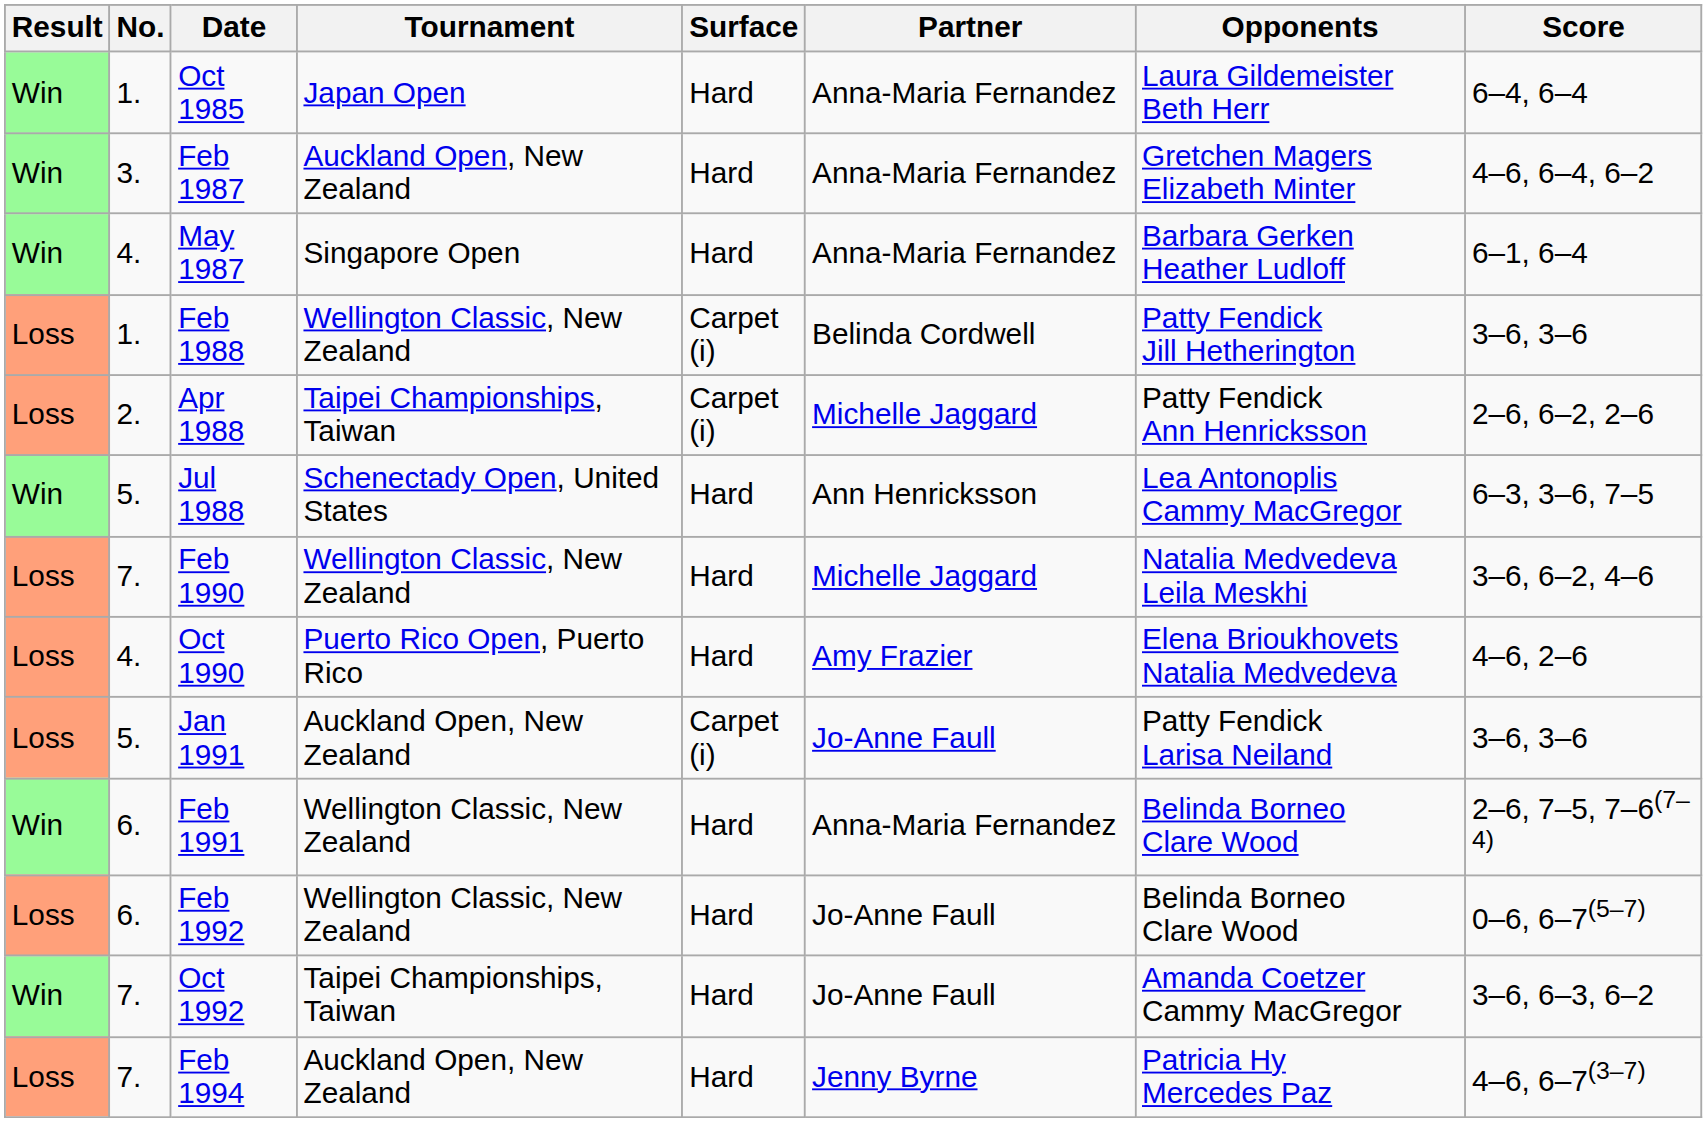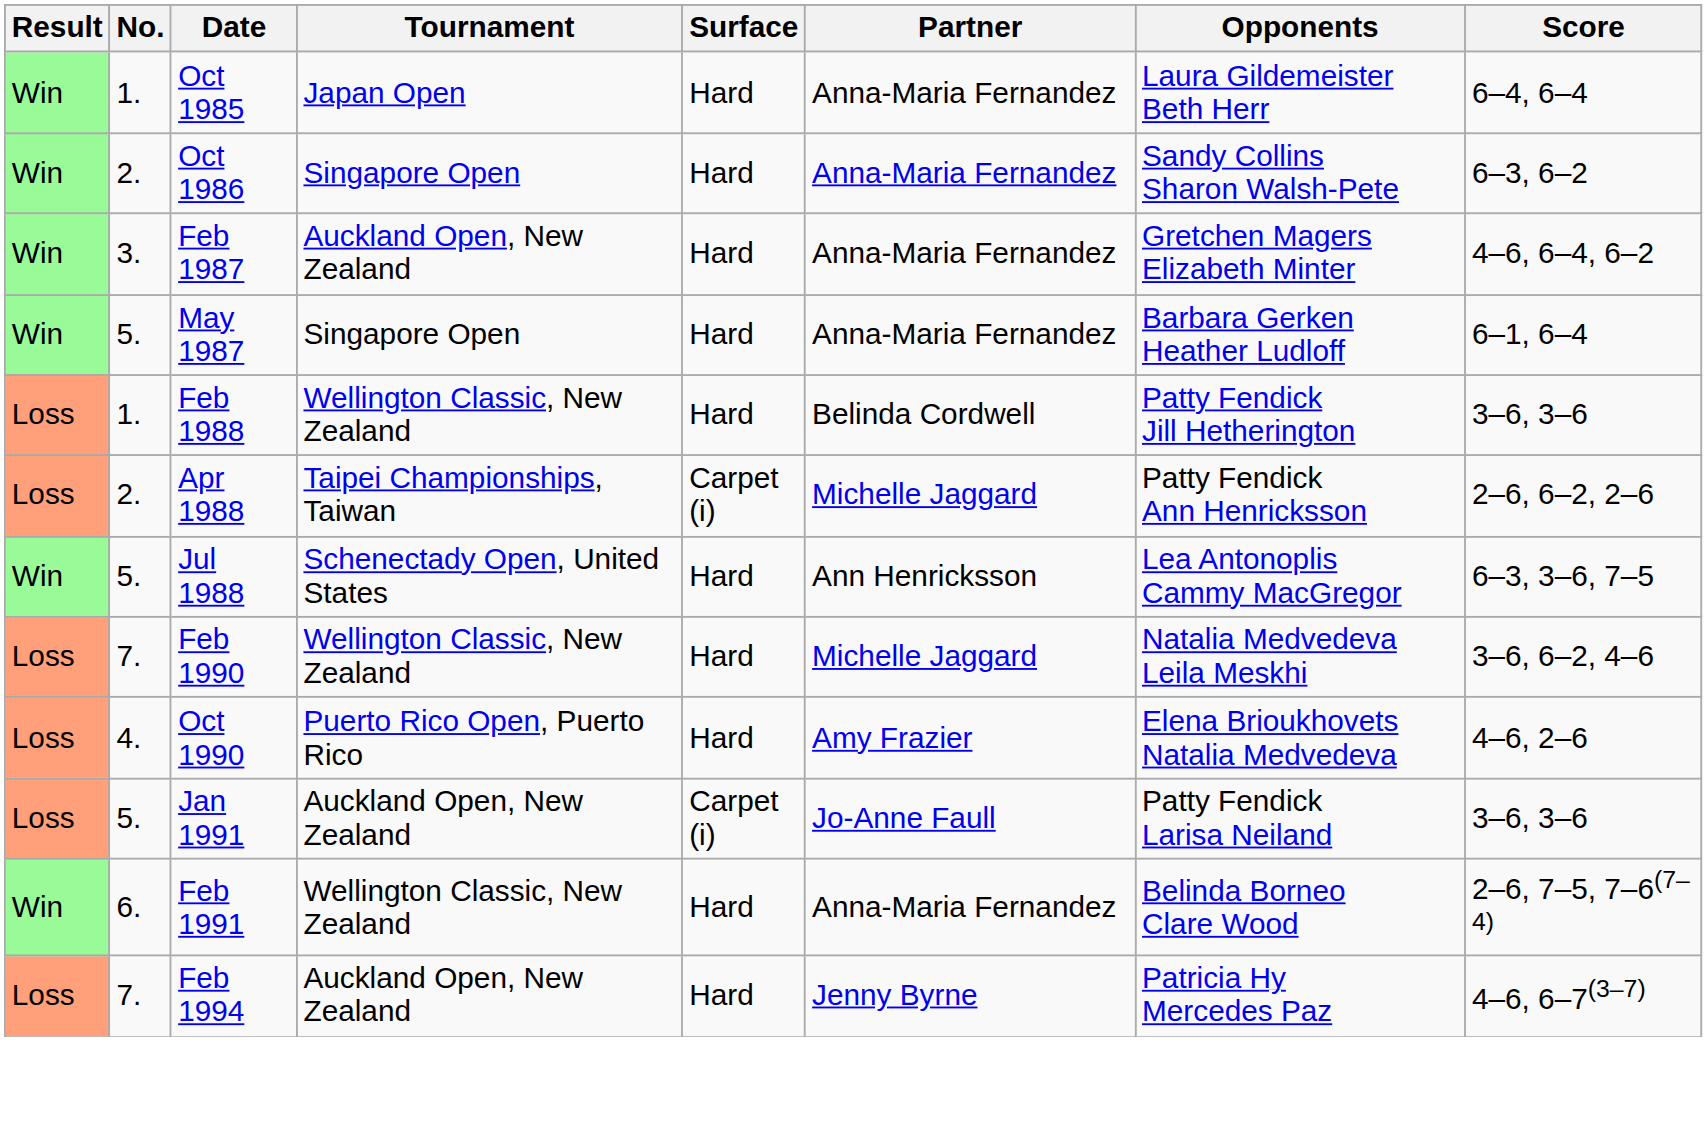+ row: (211, 172)
(129, 253) 4. -> (129, 334) 5.
(734, 334) Carpet (i) -> (721, 414) Hard
- row: (211, 914)
- row: (211, 995)
